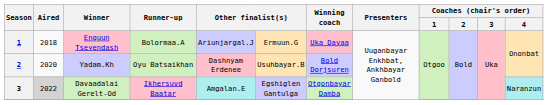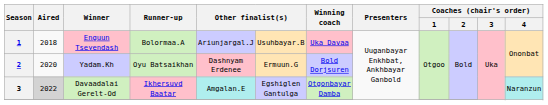(281, 42) Ermuun.G -> (281, 42) Usuhbayar.B
(281, 65) Usuhbayar.B -> (281, 65) Ermuun.G
